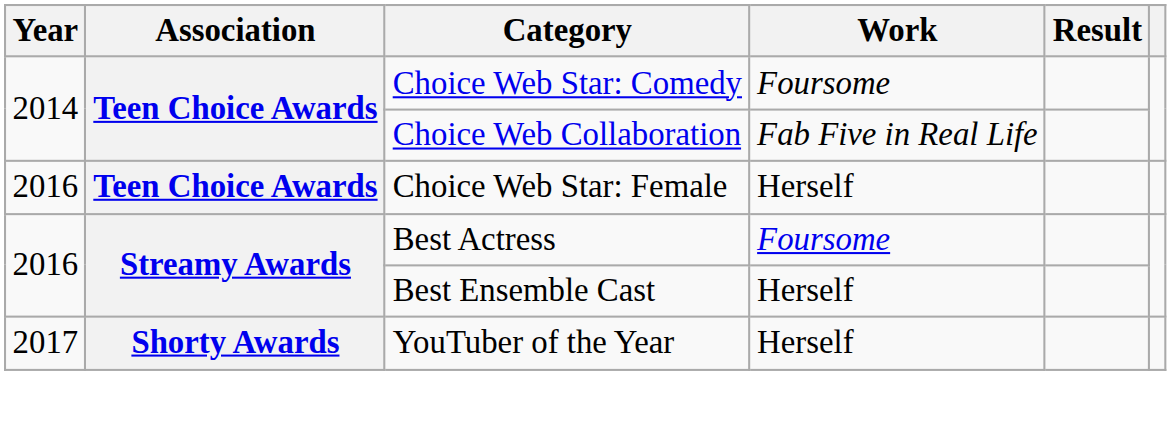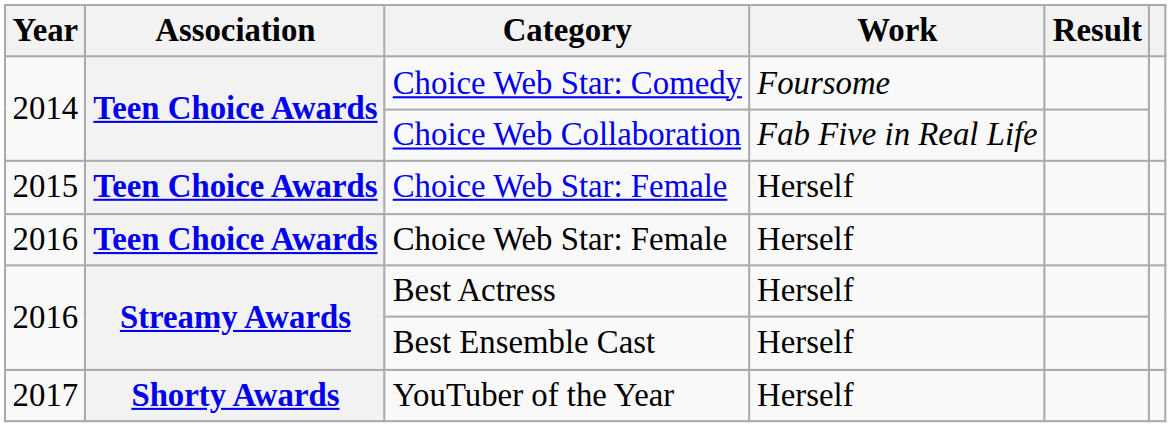+ row: (45, 186)
(824, 238) Foursome -> (805, 290) Herself
